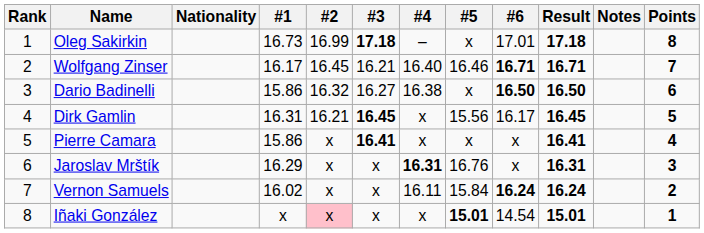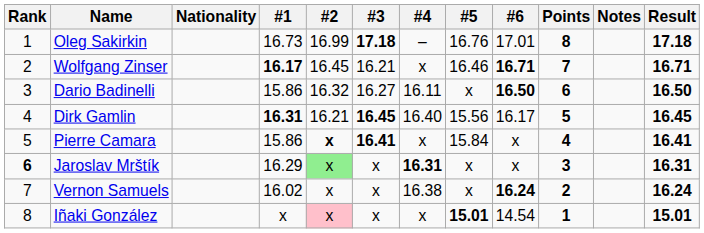columns swapped: (566, 16) <-> (672, 16)
(469, 41) x -> (469, 41) 16.76
(283, 66) normal -> (283, 66) bold
(422, 66) 16.40 -> (422, 66) x
(422, 91) 16.38 -> (422, 91) 16.11
(283, 116) normal -> (283, 116) bold
(422, 116) x -> (422, 116) 16.40
(329, 141) normal -> (329, 141) bold
(469, 141) x -> (469, 141) 15.84
(27, 166) normal -> (27, 166) bold
(329, 166) no background -> (329, 166) lightgreen background
(469, 166) 16.76 -> (469, 166) x
(422, 191) 16.11 -> (422, 191) 16.38
(469, 191) 15.84 -> (469, 191) x
